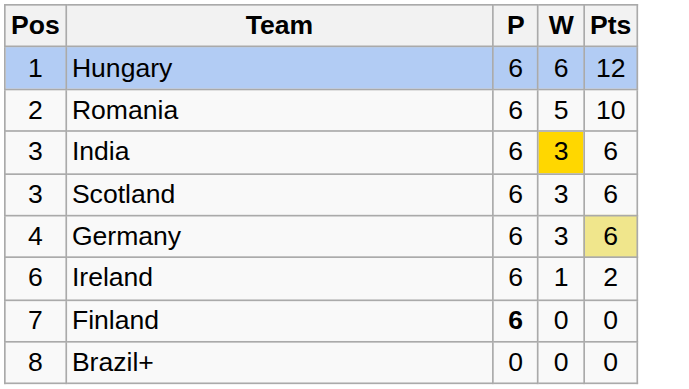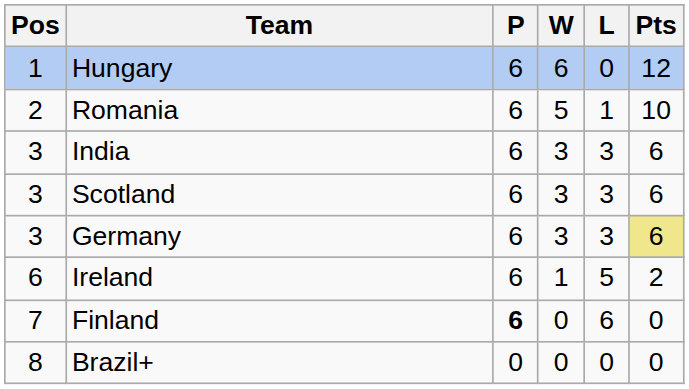+ column: (607, 25)
(561, 151) gold background -> (561, 151) no background
(35, 236) 4 -> (35, 236) 3
